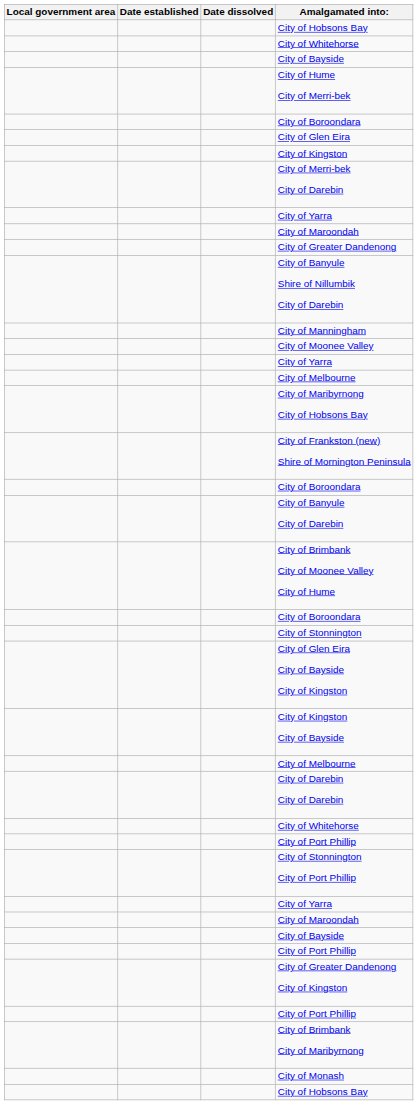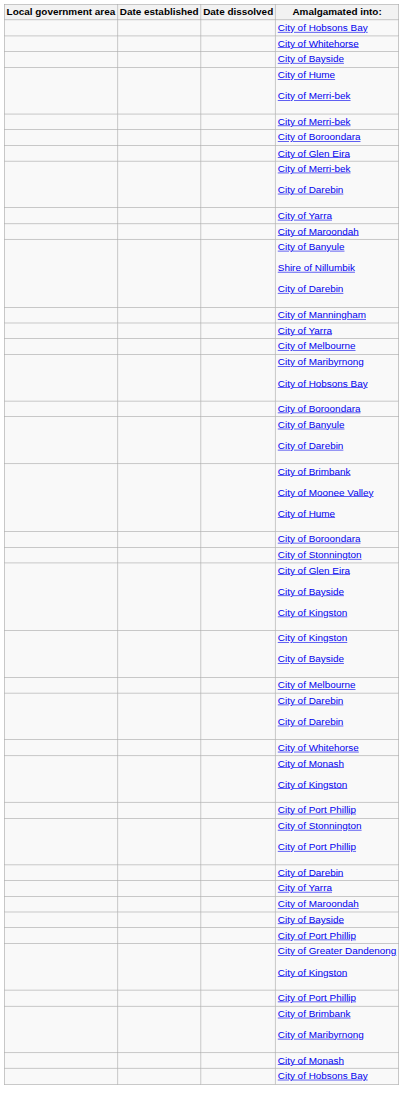+ row: (61, 122)
- row: (61, 153)
- row: (61, 247)
- row: (61, 347)
- row: (61, 456)
+ row: (61, 779)
+ row: (61, 873)
